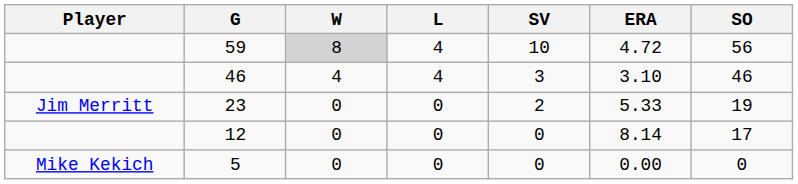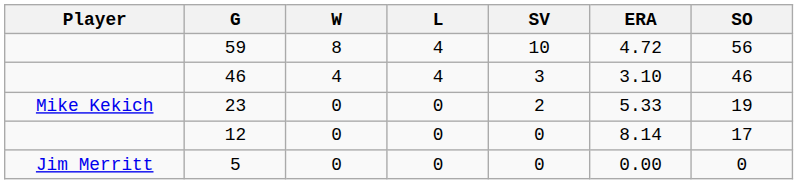(337, 48) lightgrey background -> (337, 48) no background
(95, 106) Jim Merritt -> (95, 106) Mike Kekich
(95, 164) Mike Kekich -> (95, 164) Jim Merritt
